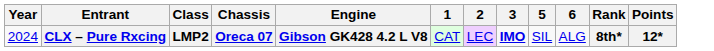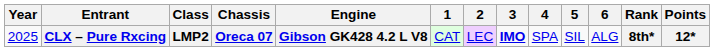+ column: (545, 15)
(23, 36) 2024 -> (23, 36) 2025
